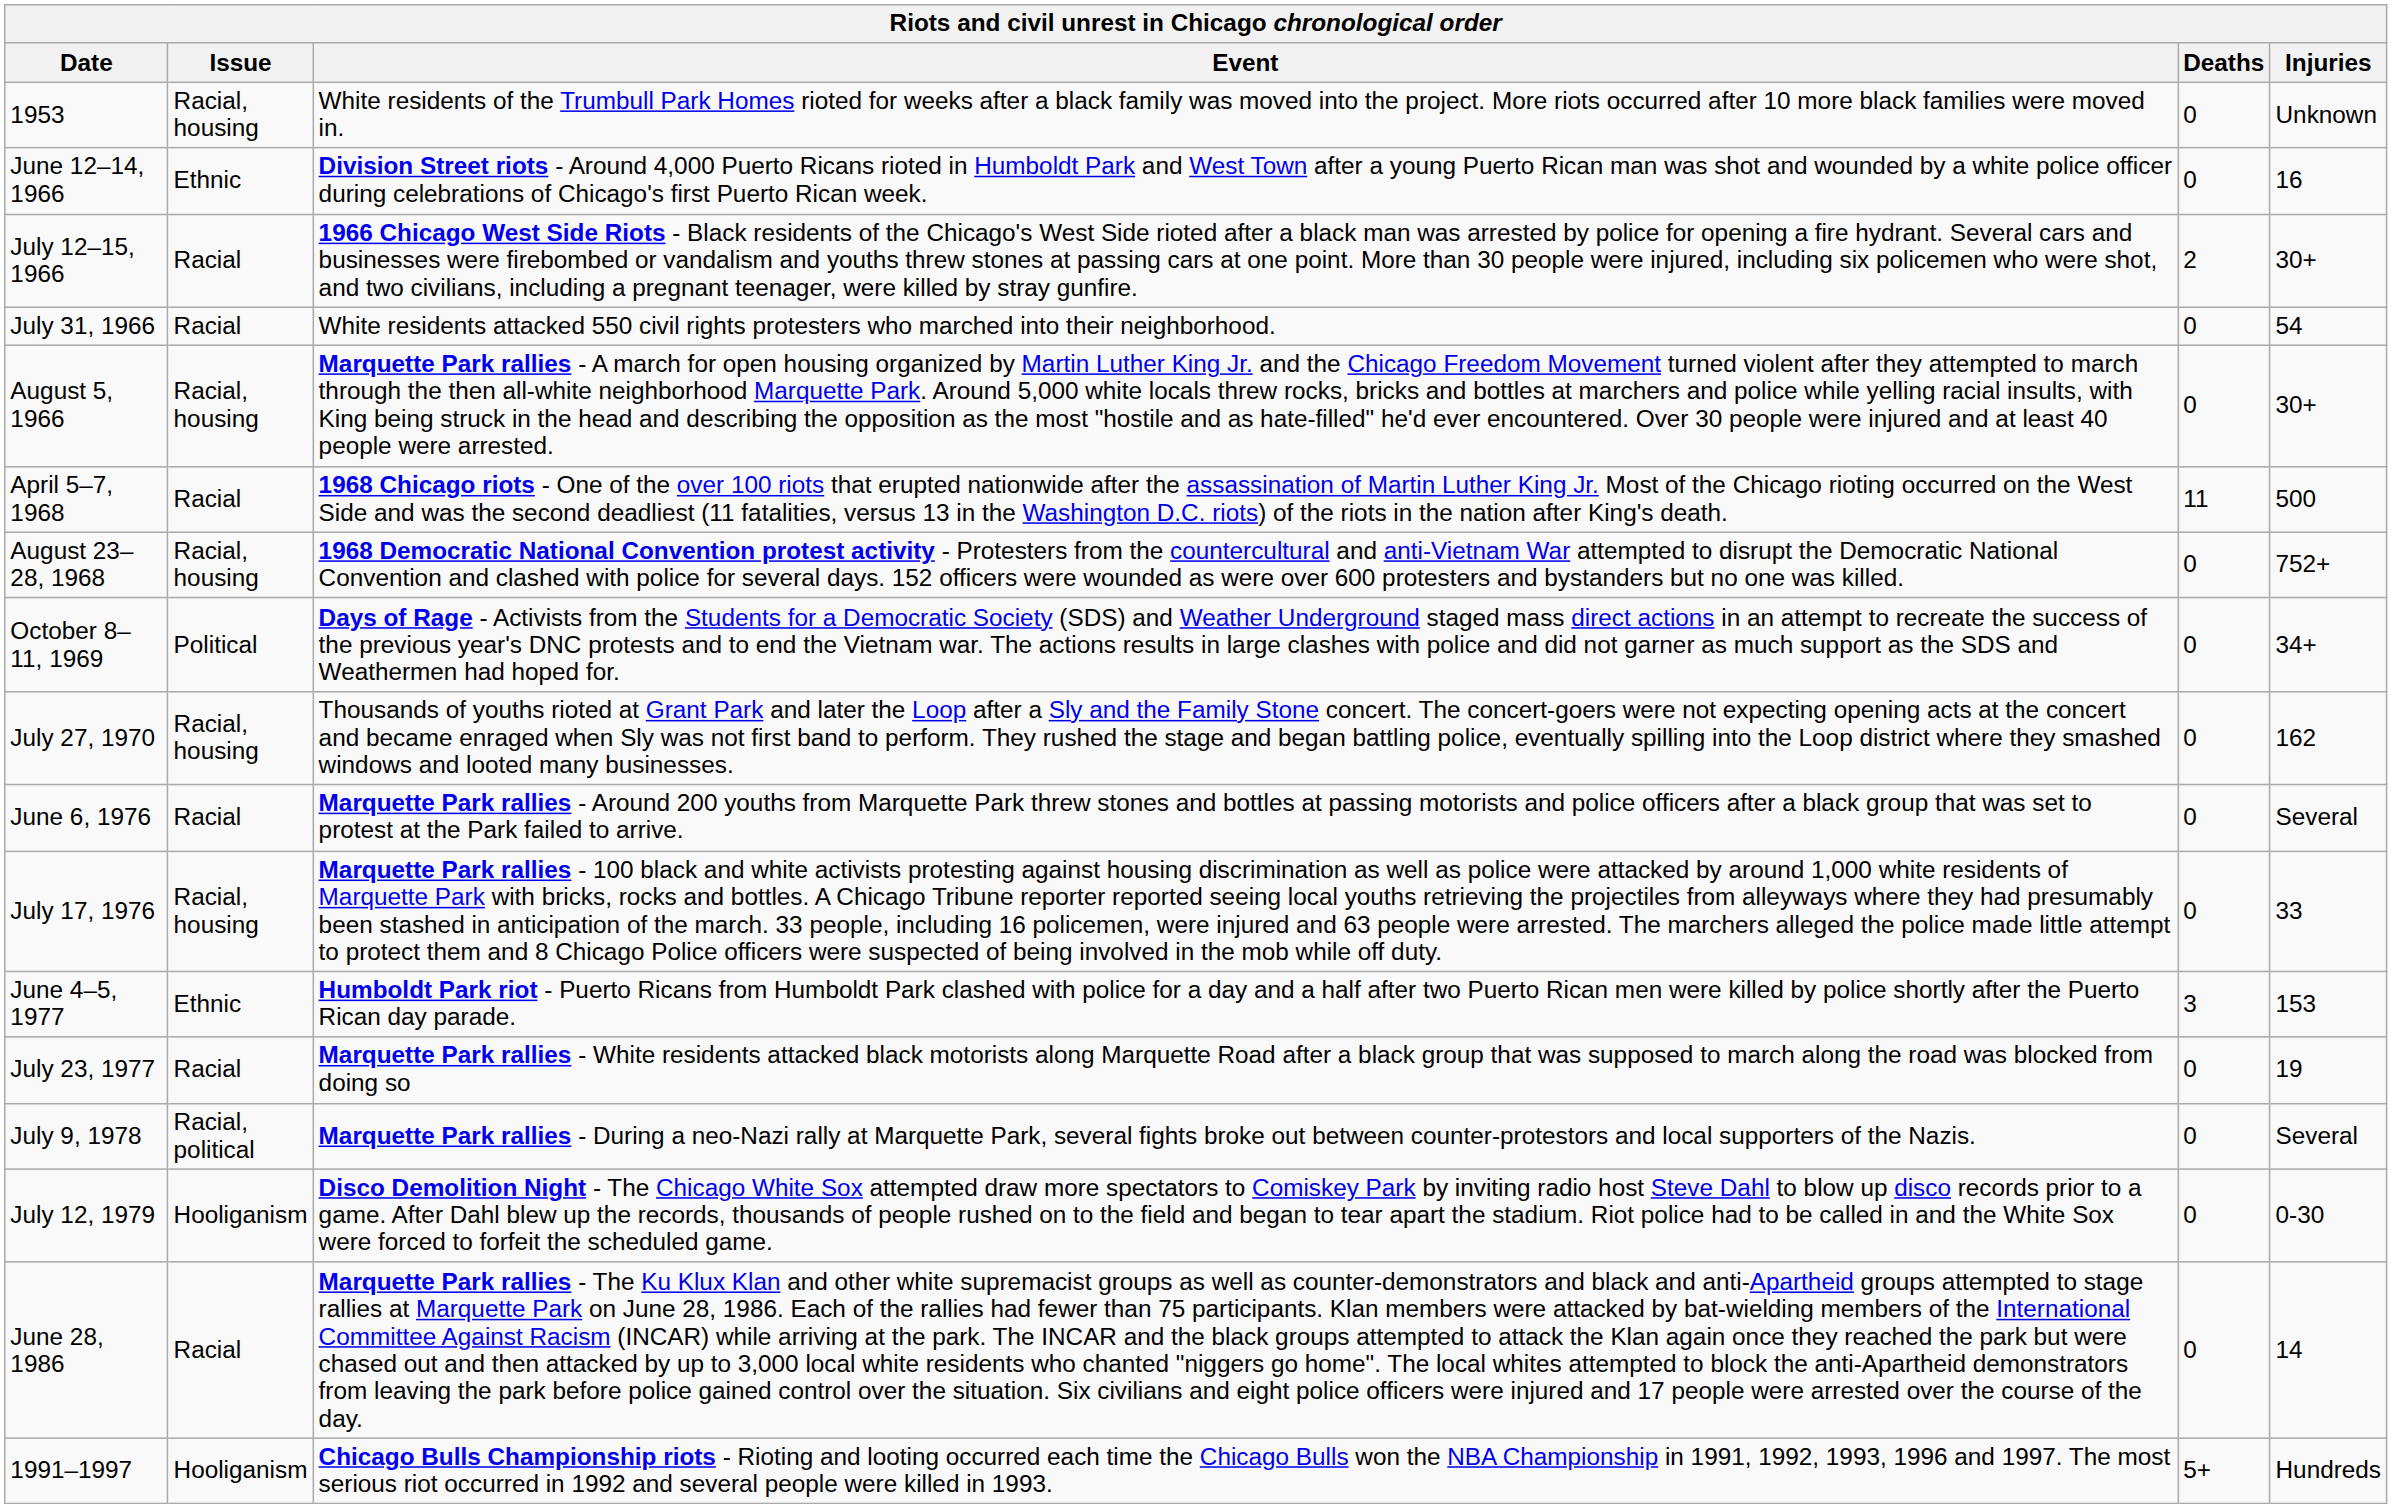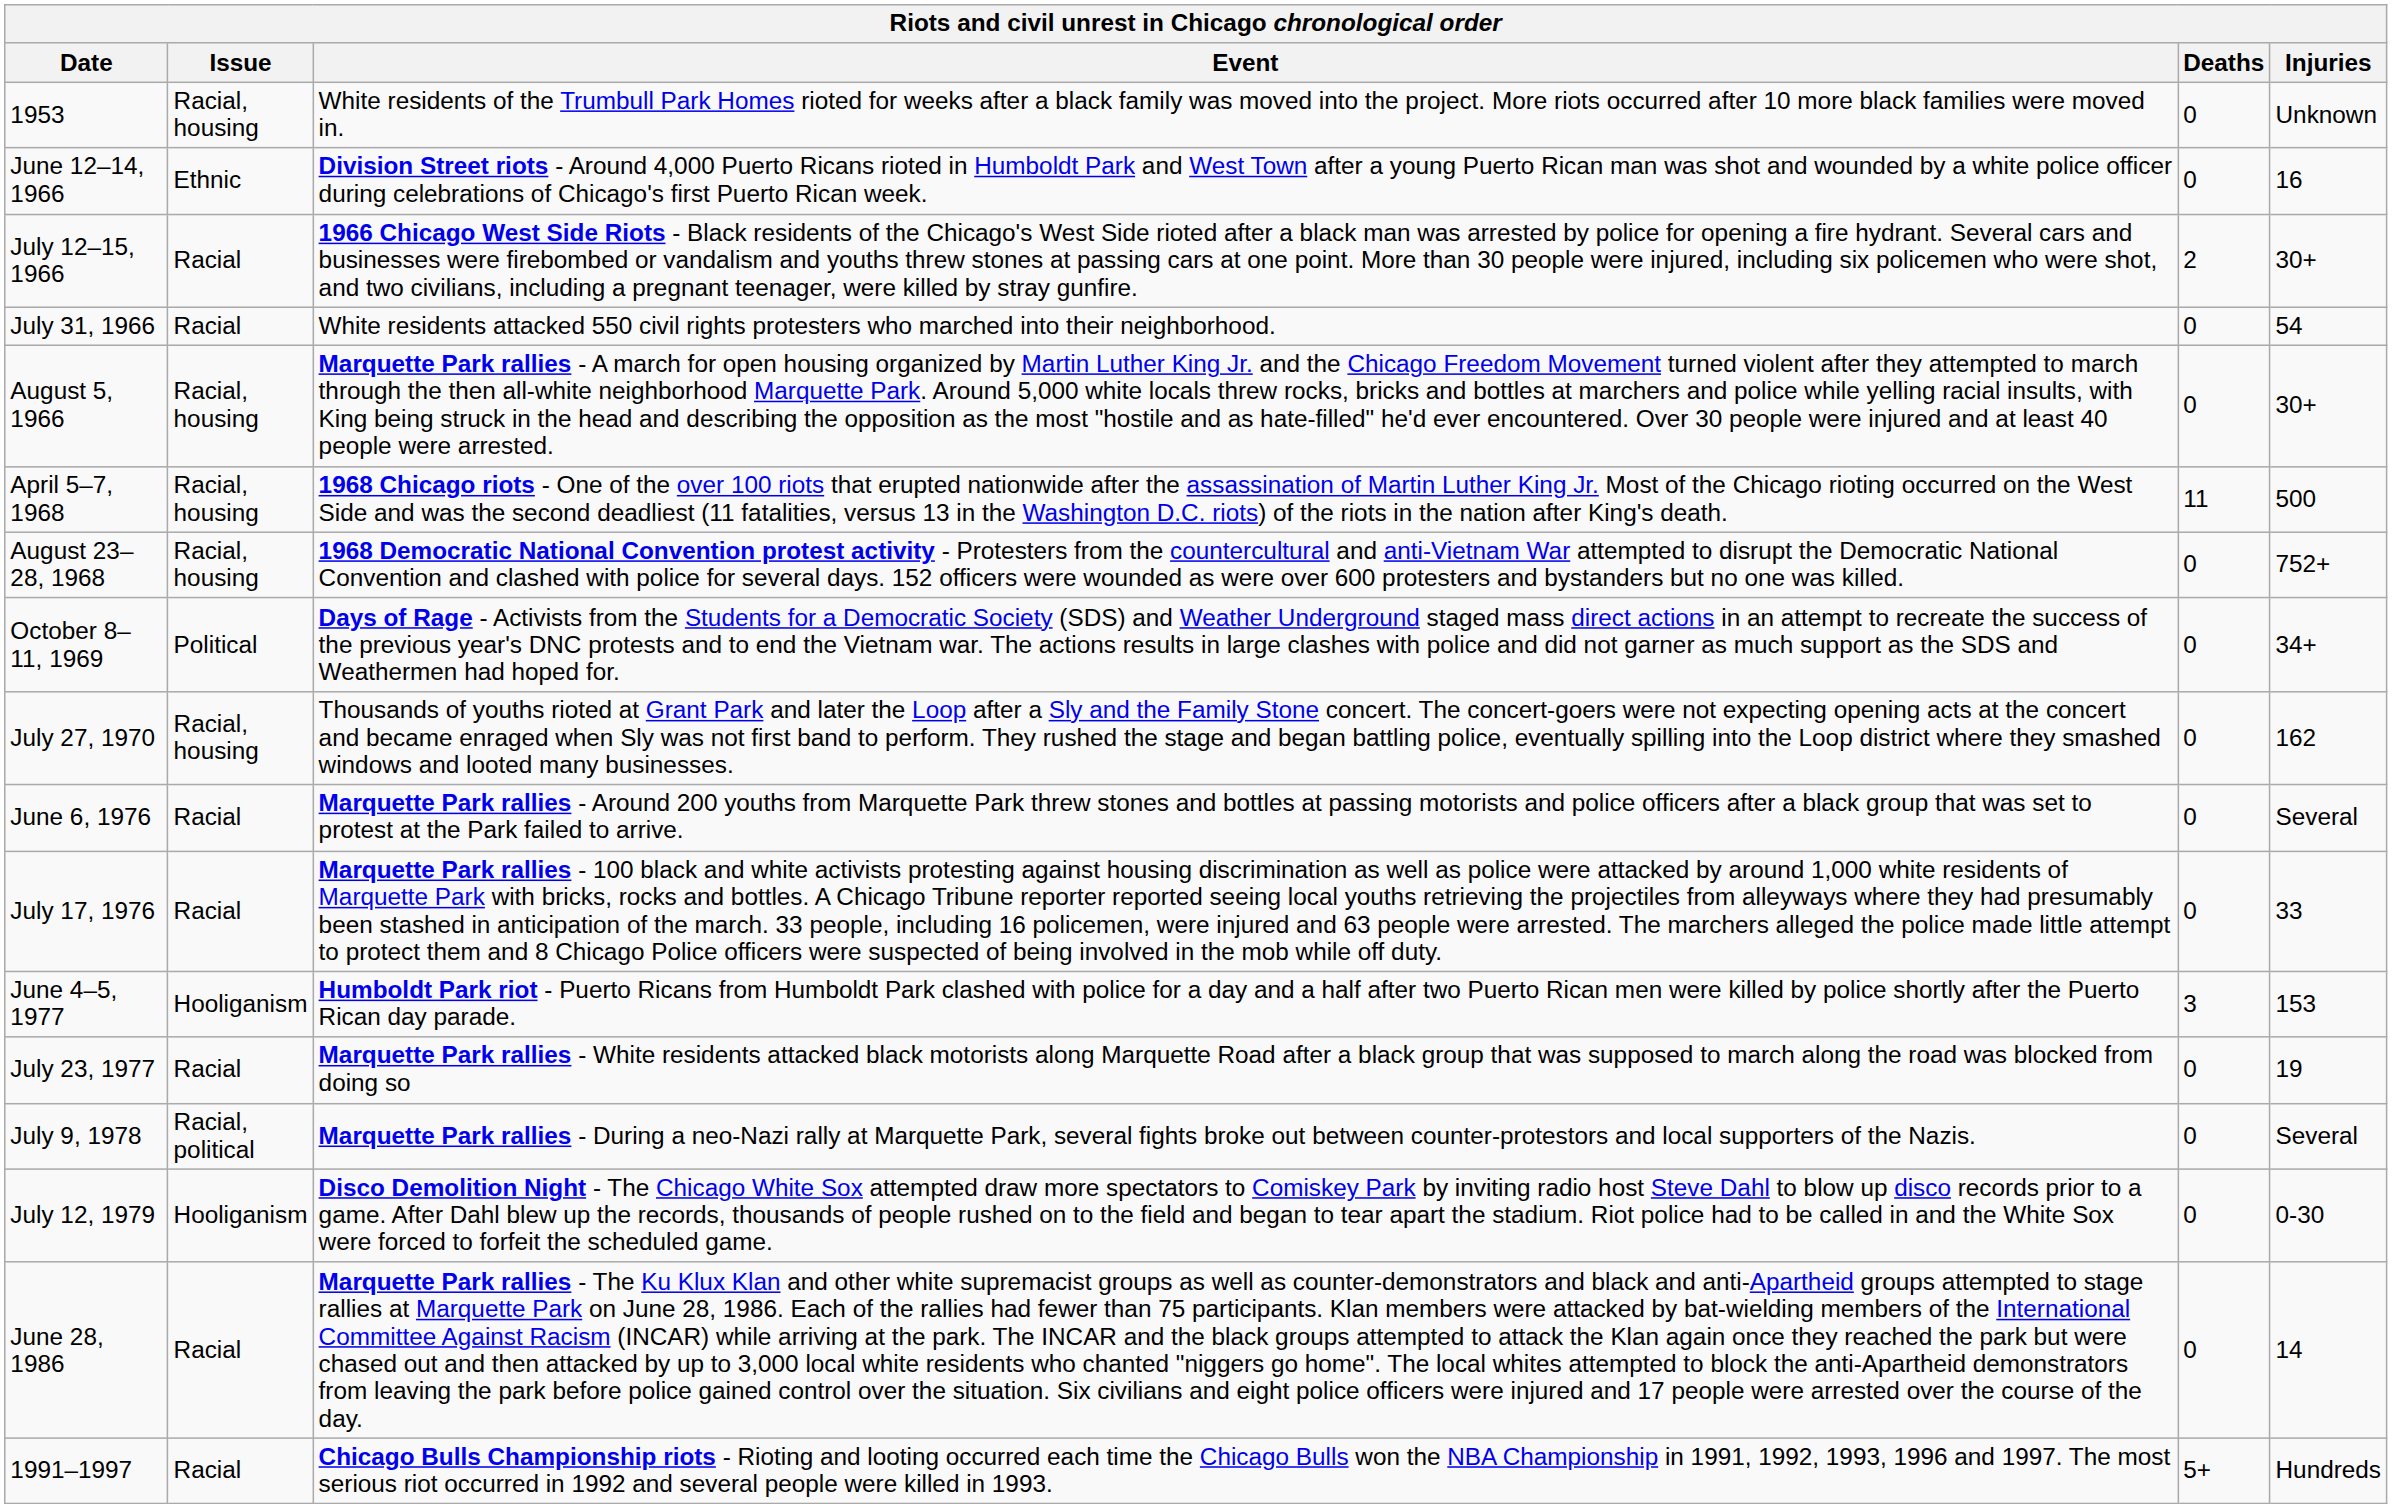(207, 498) Racial -> (216, 498) Racial, housing
(216, 910) Racial, housing -> (207, 910) Racial
(207, 1003) Ethnic -> (240, 1003) Hooliganism
(240, 1470) Hooliganism -> (207, 1470) Racial
